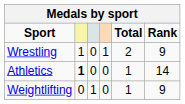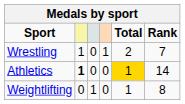(162, 52) 9 -> (162, 52) 7
(128, 71) no background -> (128, 71) gold background
(162, 90) 9 -> (162, 90) 8
